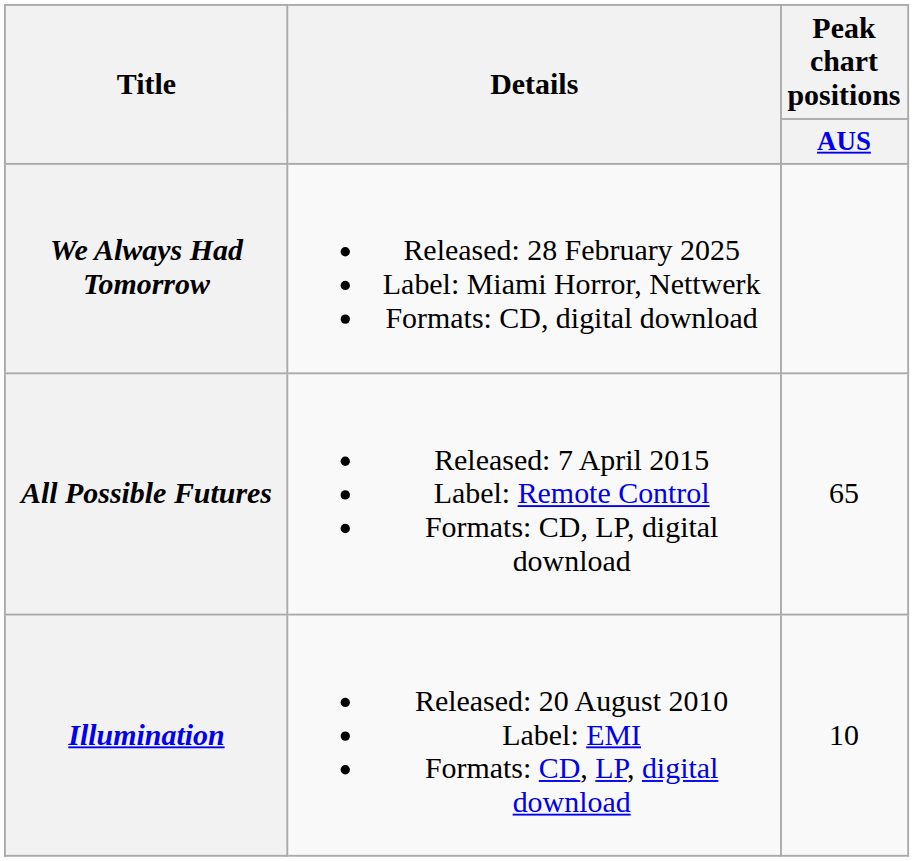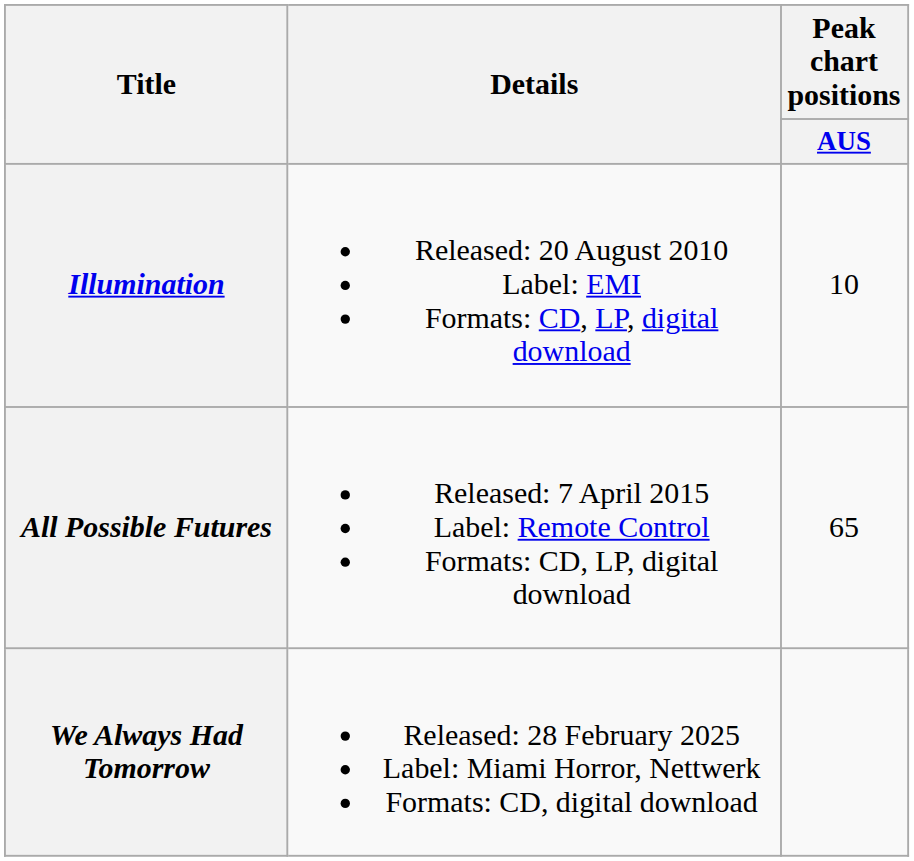rows swapped: (146, 734) <-> (146, 267)
